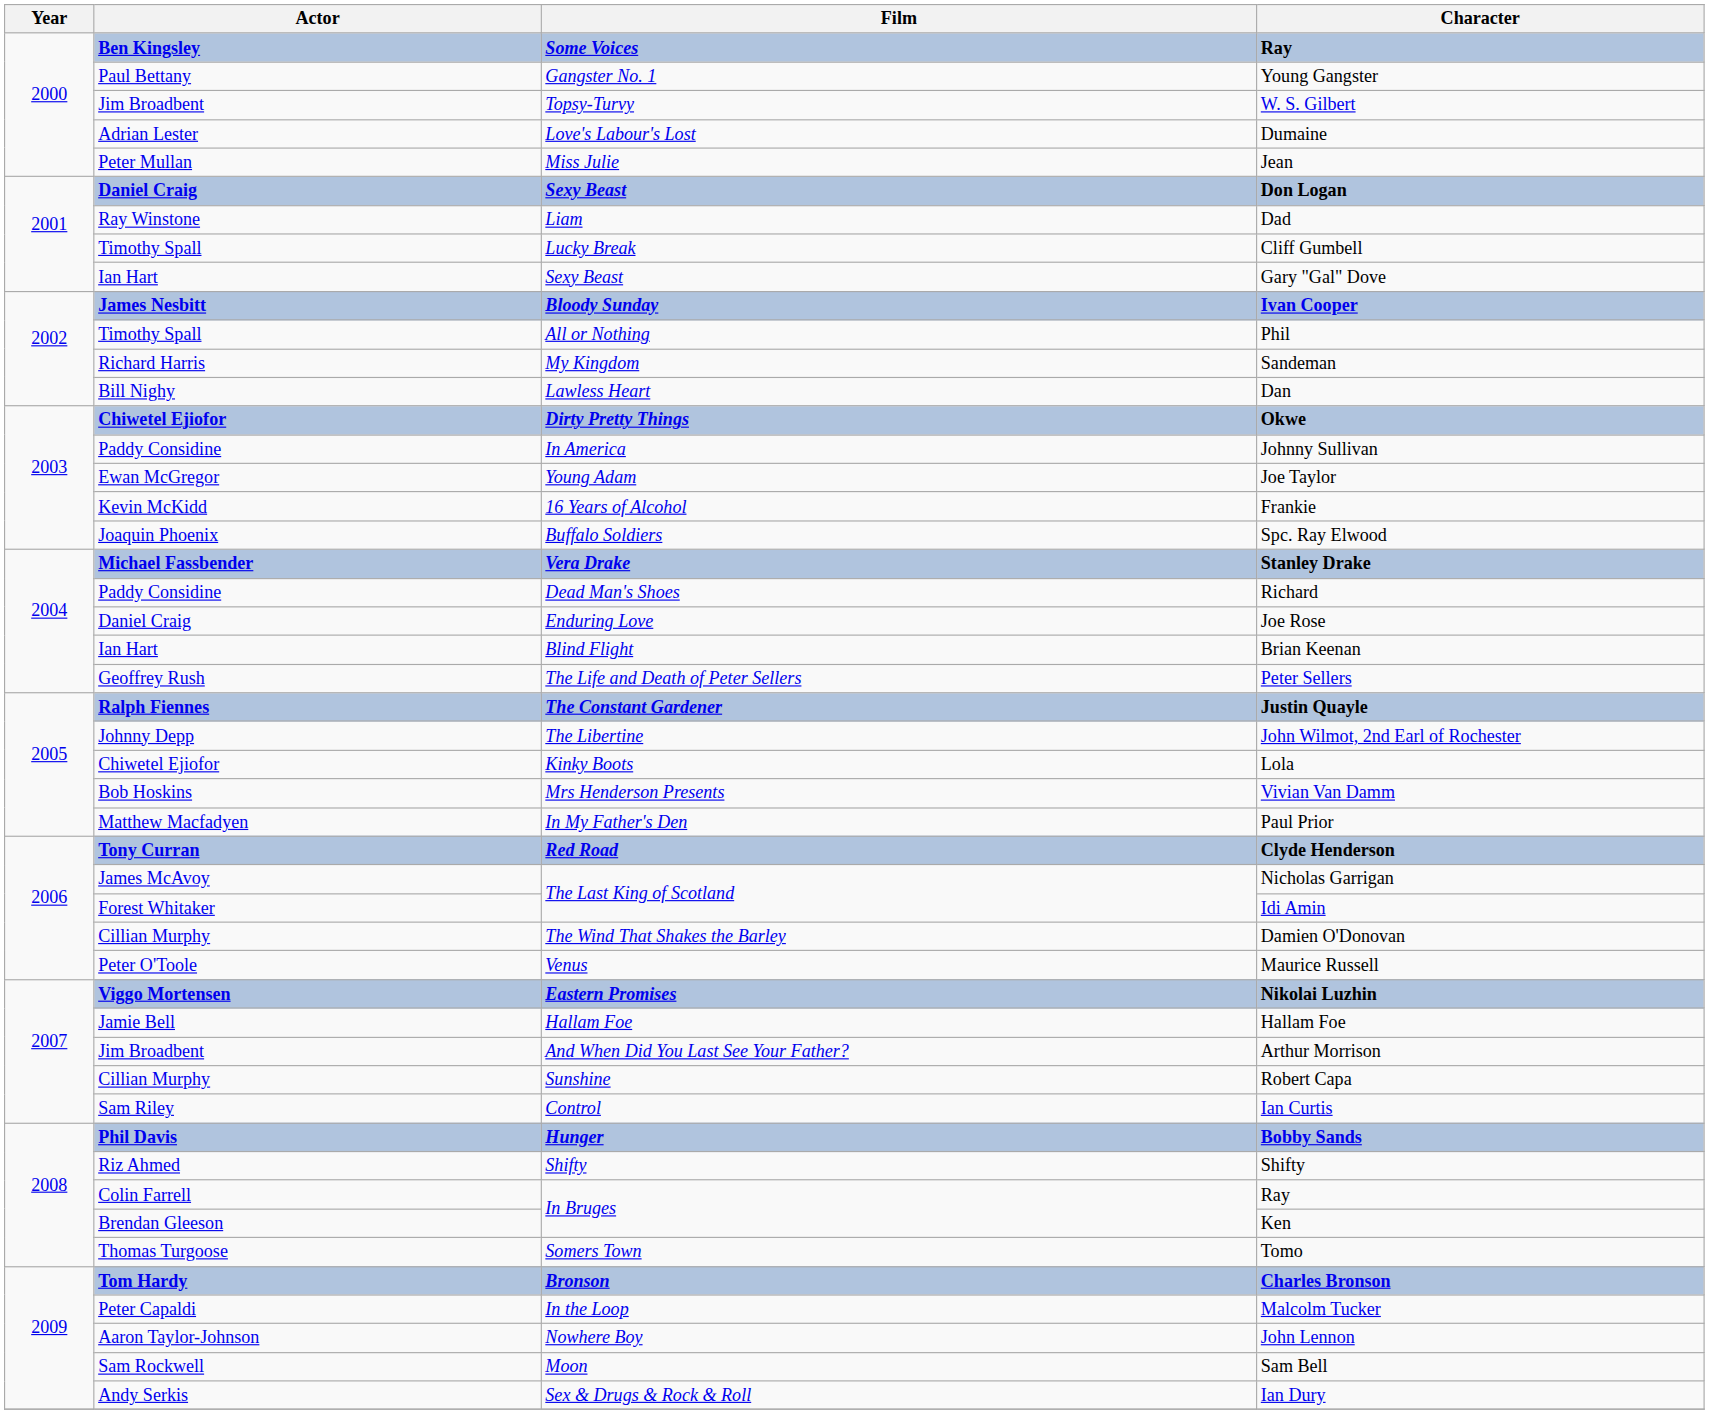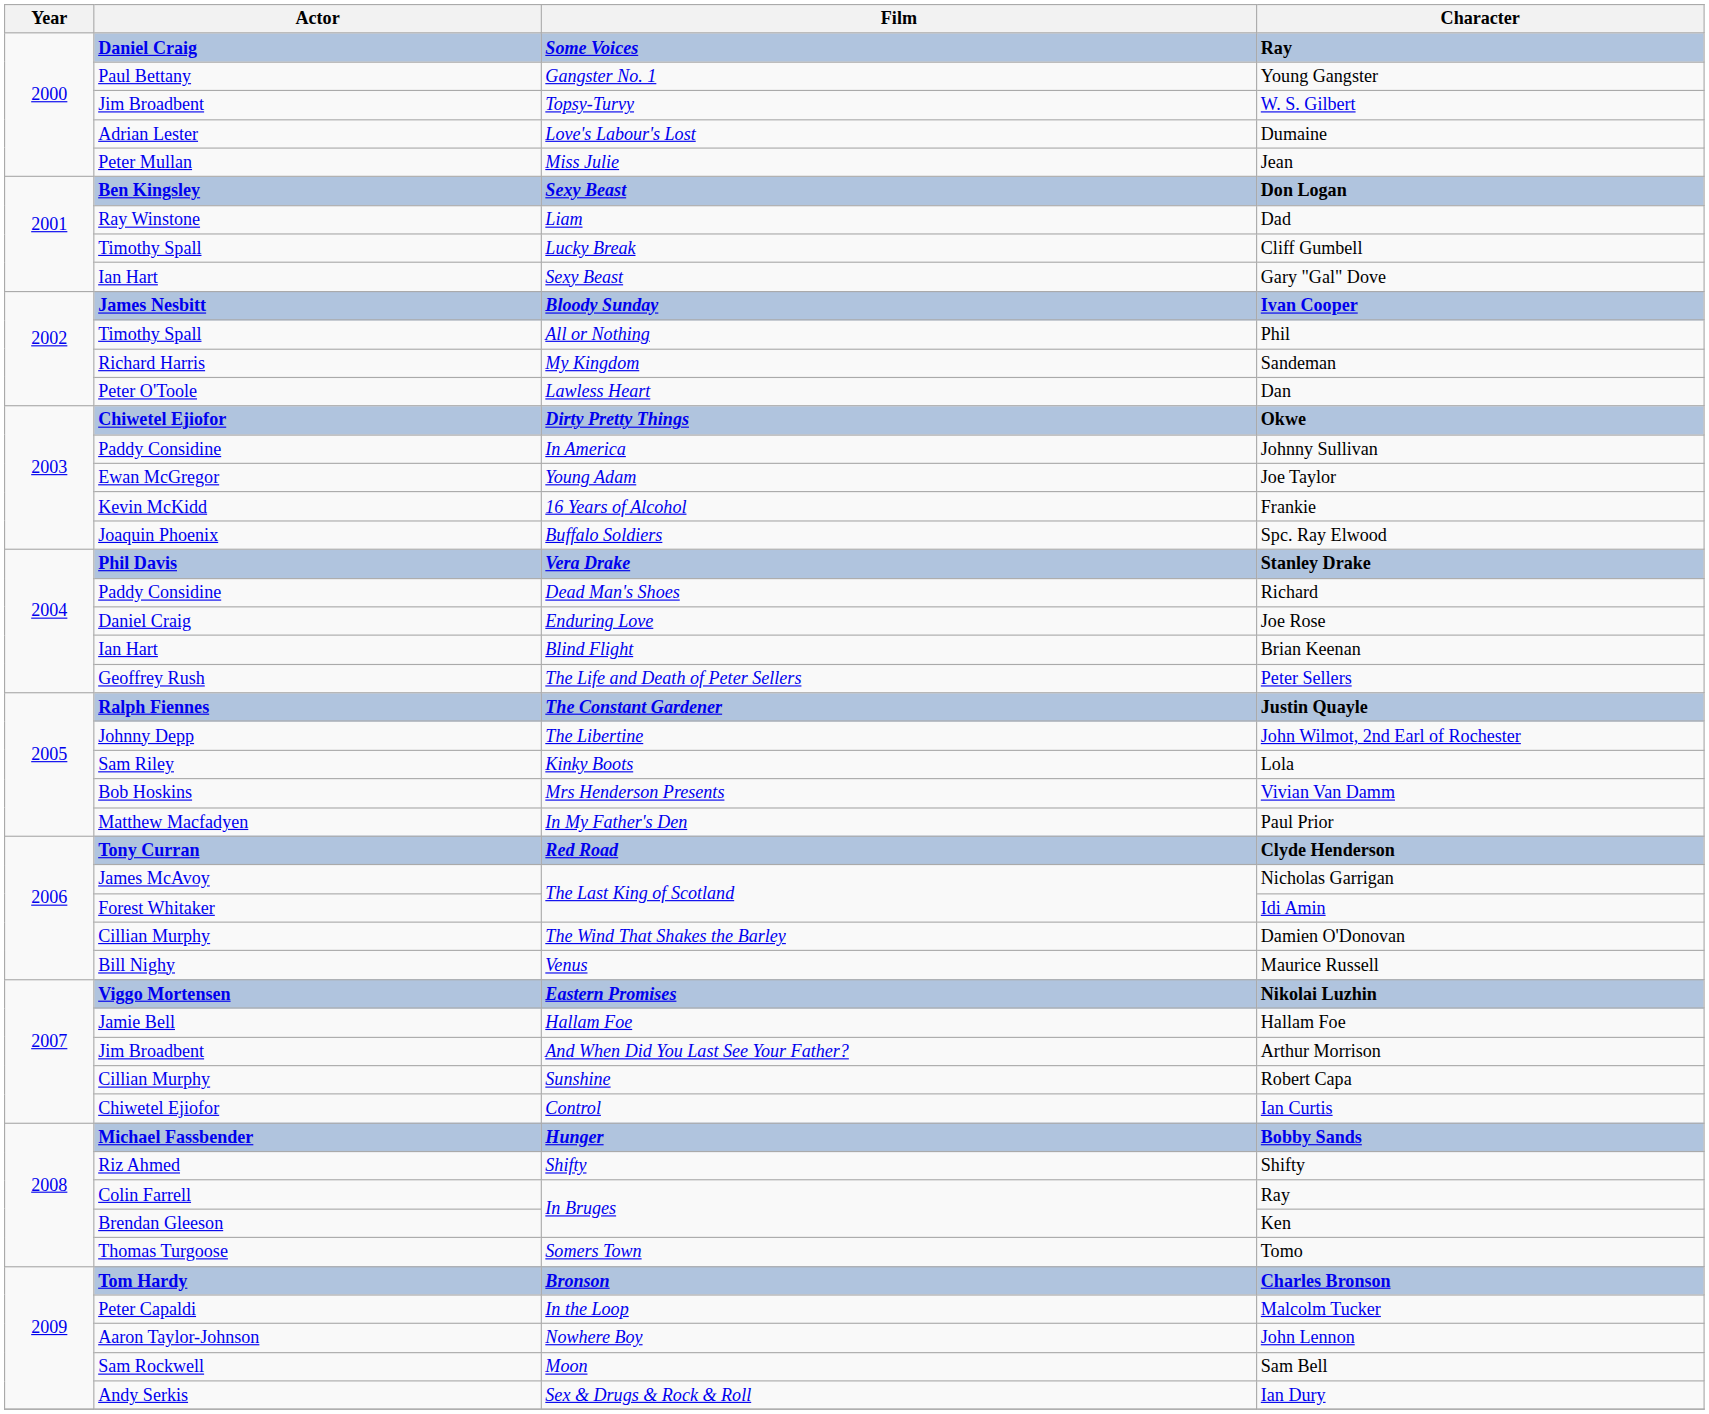(149, 47) Ben Kingsley -> (148, 47) Daniel Craig
(148, 190) Daniel Craig -> (149, 190) Ben Kingsley
(137, 391) Bill Nighy -> (148, 391) Peter O'Toole
(176, 563) Michael Fassbender -> (138, 563) Phil Davis
(159, 764) Chiwetel Ejiofor -> (136, 764) Sam Riley
(148, 965) Peter O'Toole -> (137, 965) Bill Nighy
(136, 1108) Sam Riley -> (159, 1108) Chiwetel Ejiofor
(138, 1137) Phil Davis -> (176, 1137) Michael Fassbender
